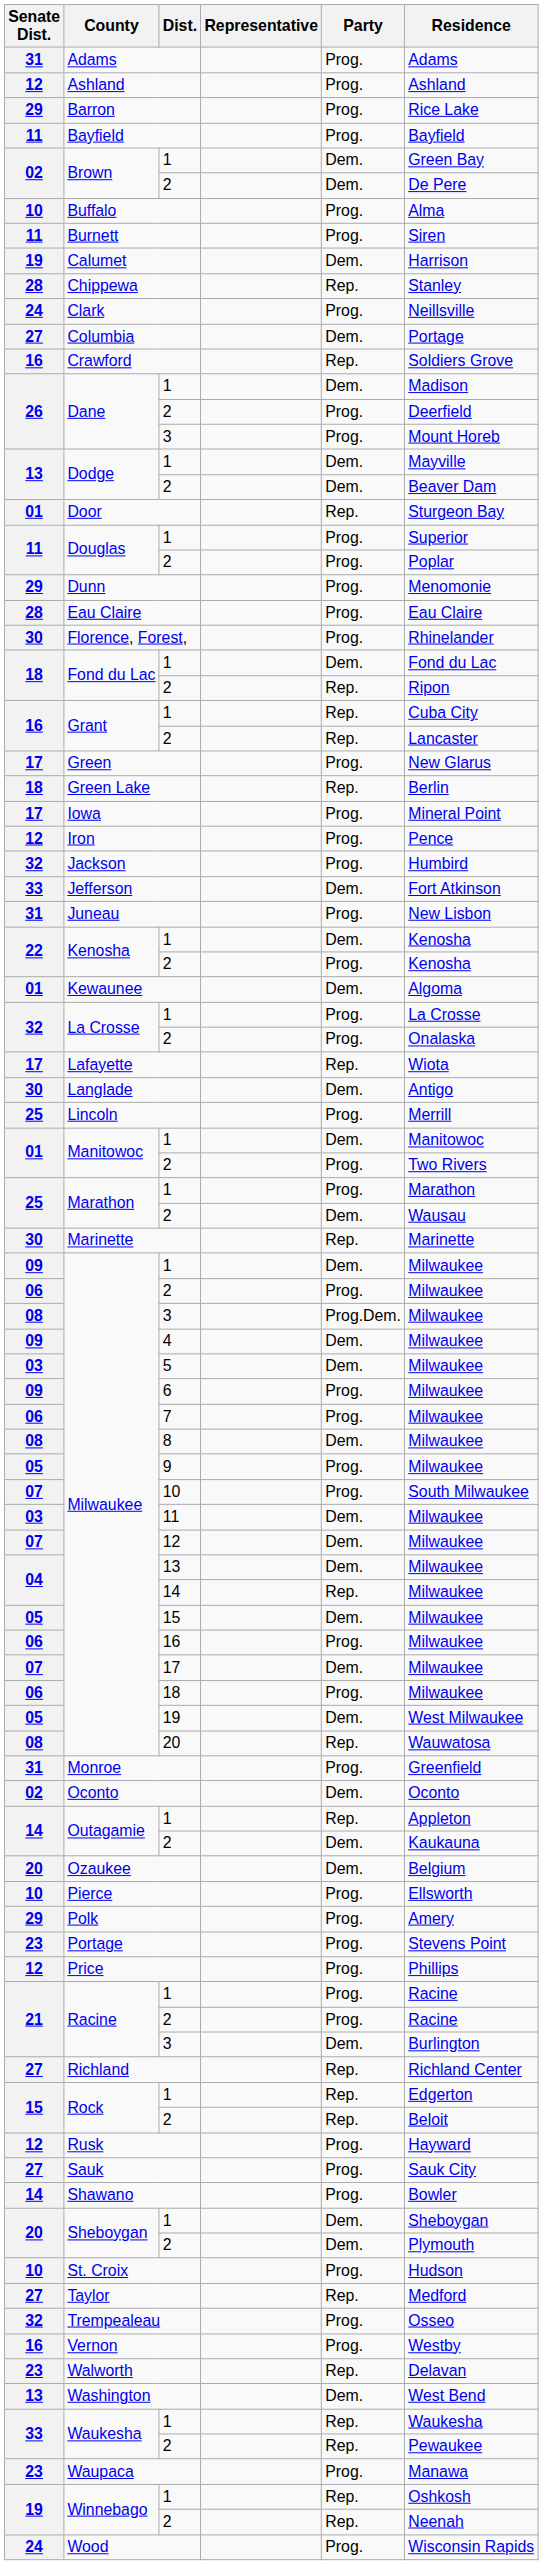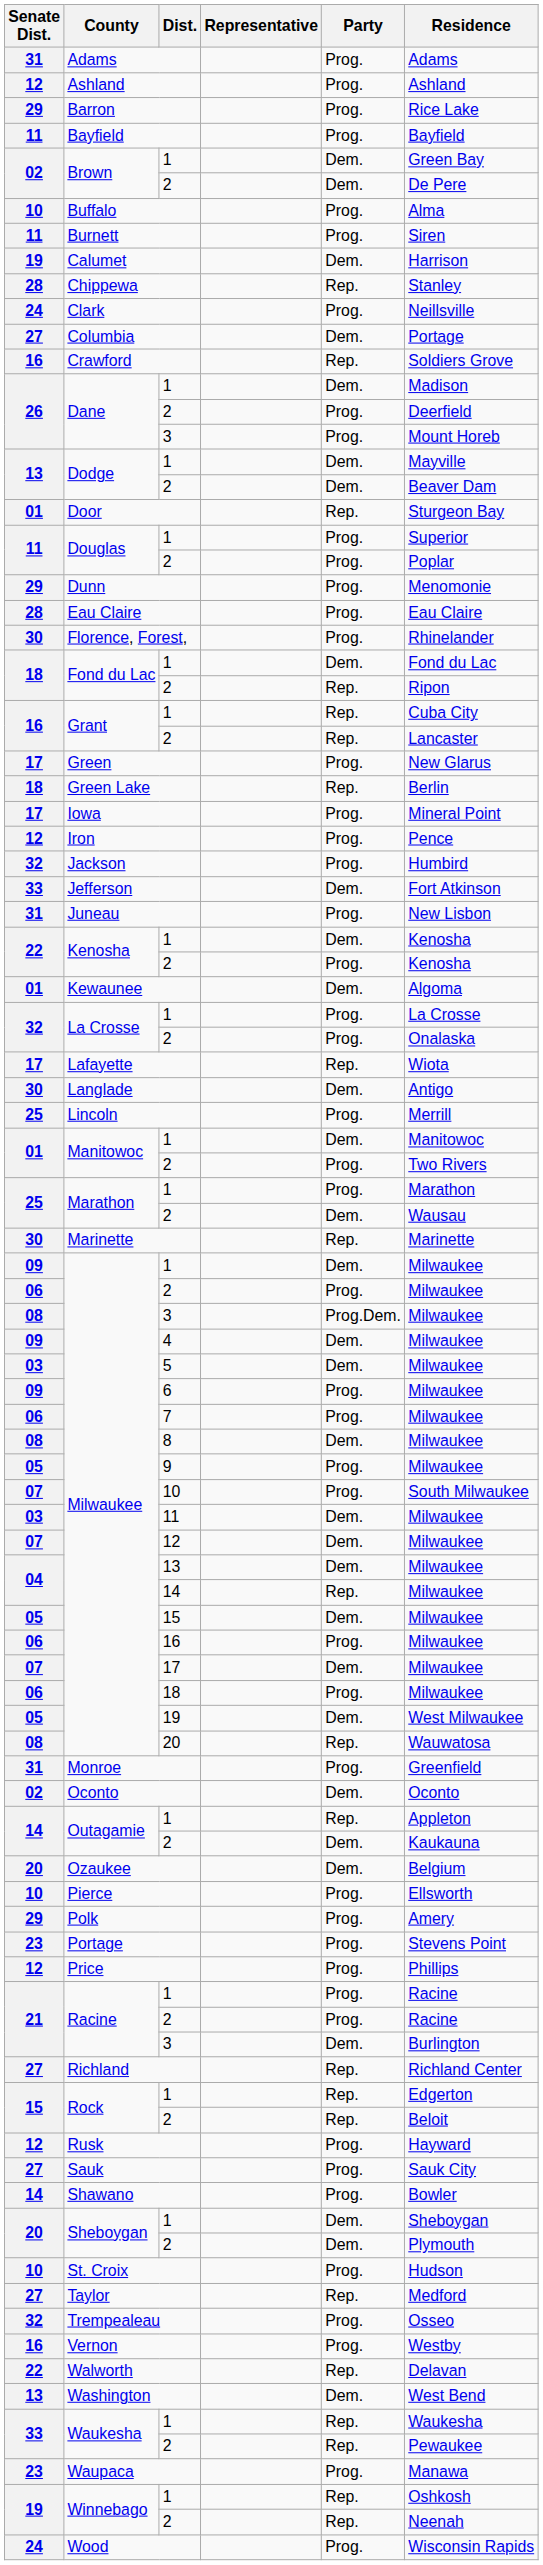(34, 2371) 23 -> (34, 2371) 22
